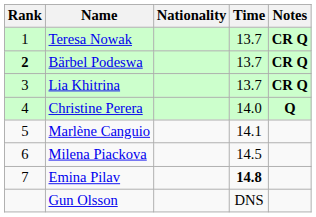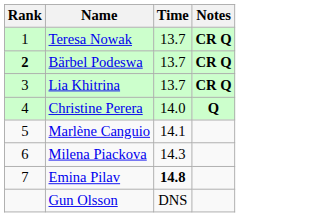- column: (192, 16)
(249, 154) 14.5 -> (173, 154) 14.3
